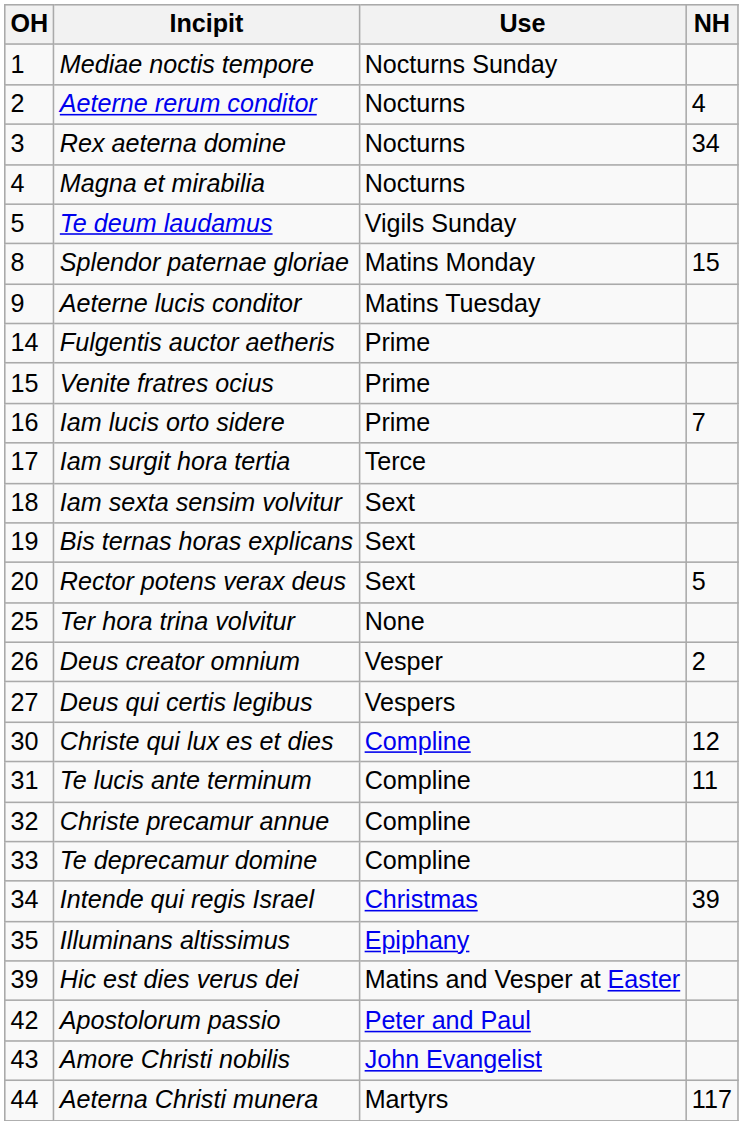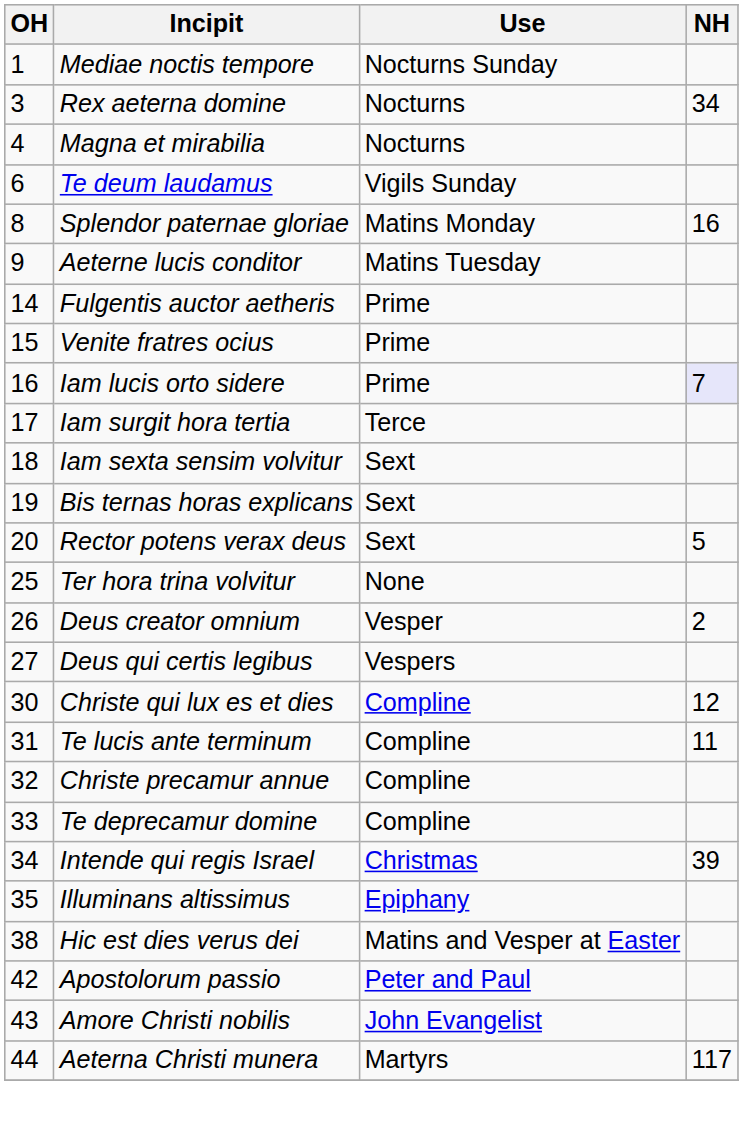- row: (188, 104)
(18, 223) 5 -> (18, 183) 6
(706, 263) 15 -> (706, 223) 16
(699, 422) no background -> (699, 382) lavender background
(25, 980) 39 -> (25, 940) 38
